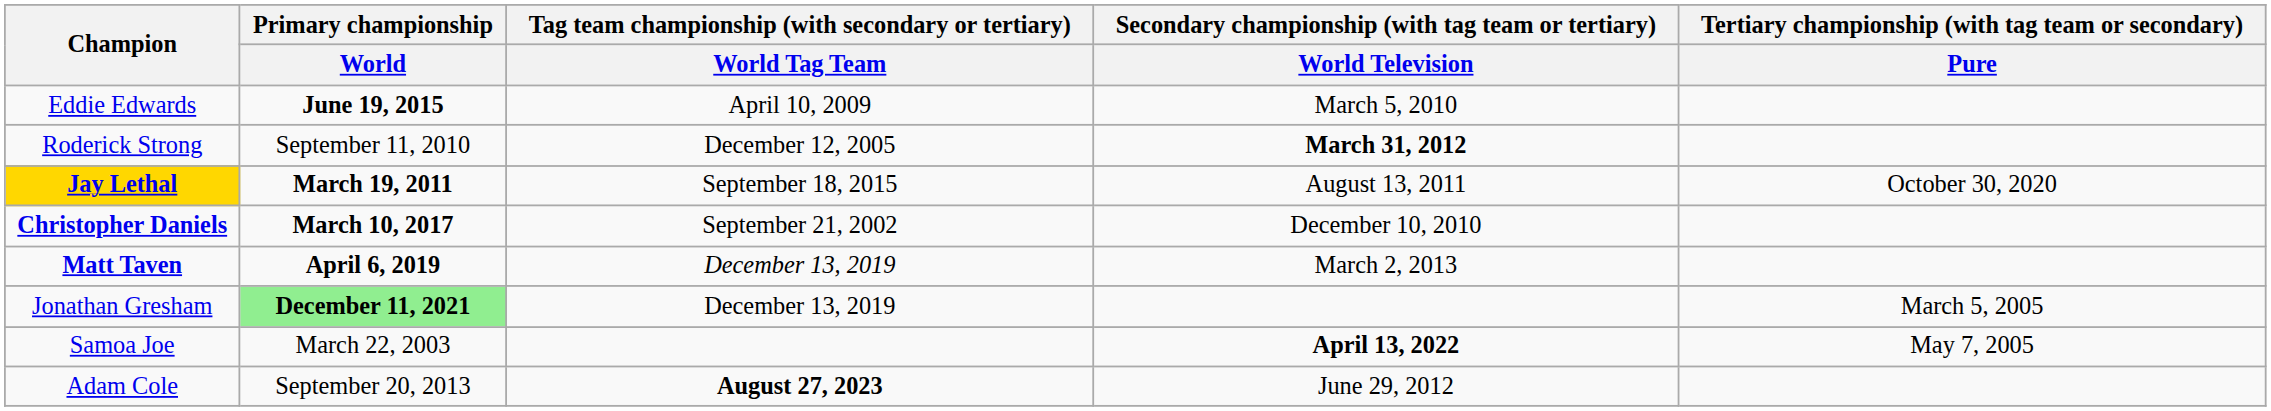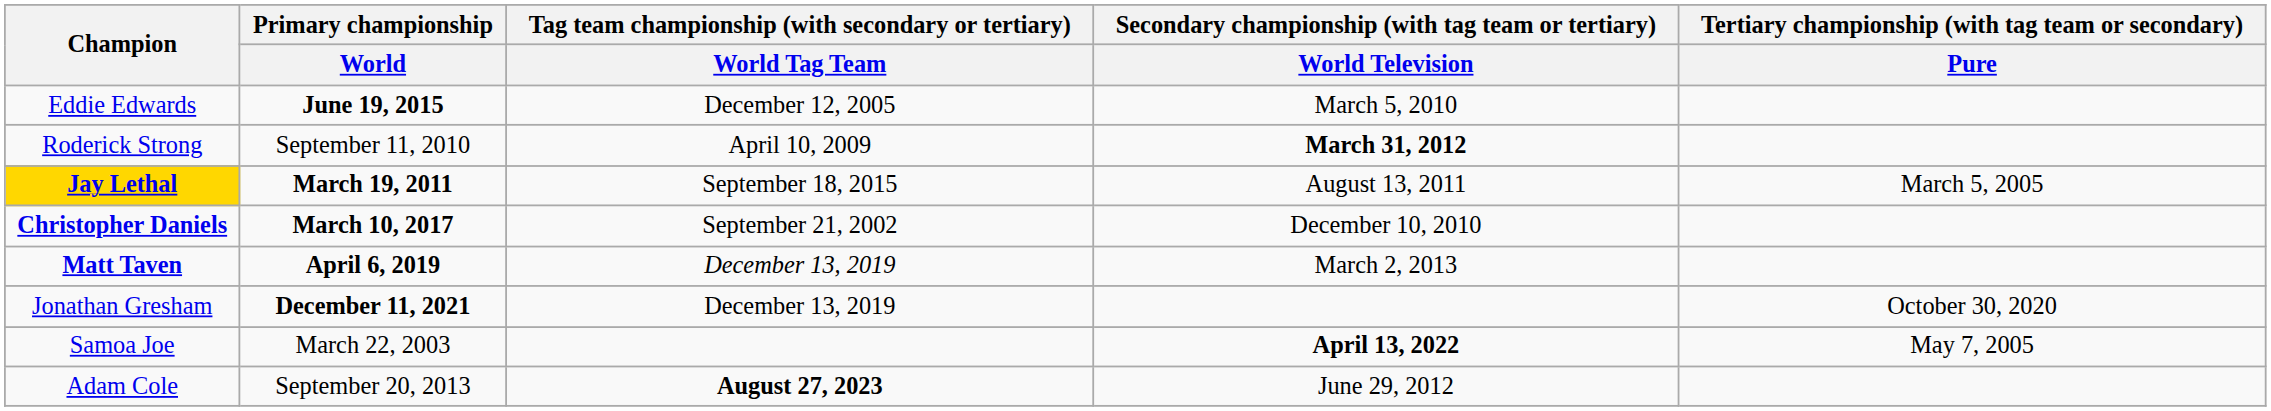(800, 104) April 10, 2009 -> (800, 104) December 12, 2005
(800, 144) December 12, 2005 -> (800, 144) April 10, 2009
(1972, 184) October 30, 2020 -> (1972, 184) March 5, 2005
(373, 305) lightgreen background -> (373, 305) no background
(1972, 305) March 5, 2005 -> (1972, 305) October 30, 2020
